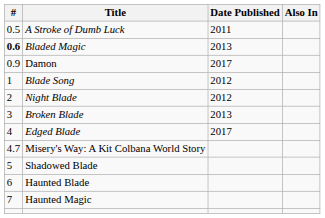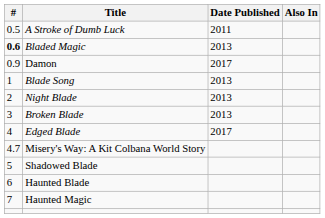(221, 81) 2012 -> (221, 81) 2013
(221, 98) 2012 -> (221, 98) 2013
